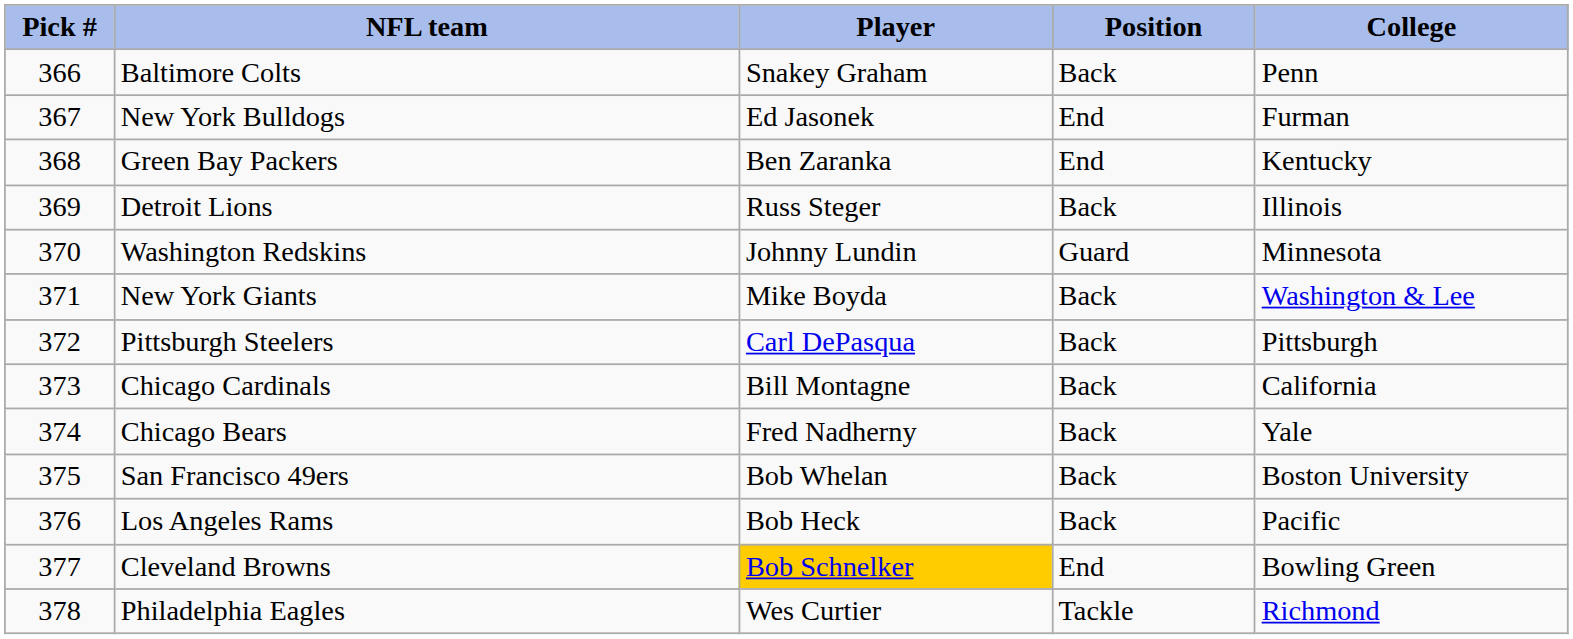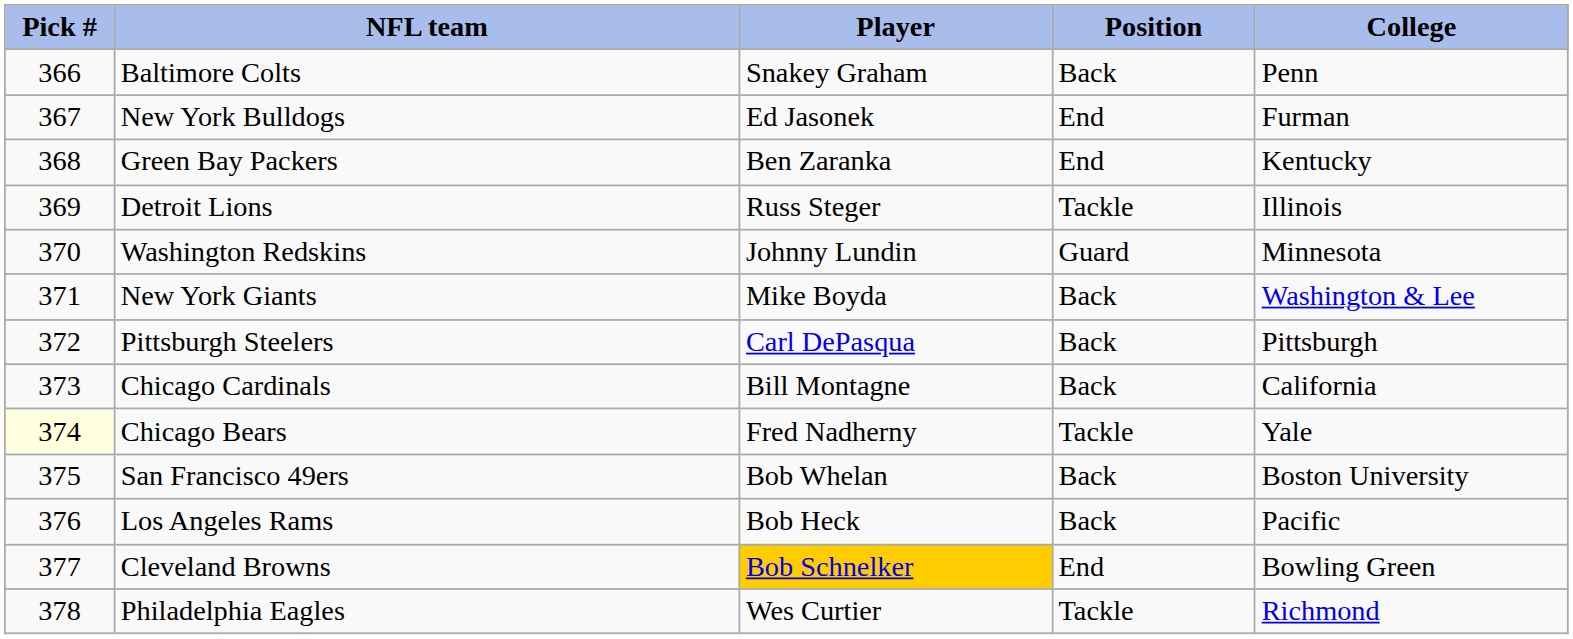(1088, 206) Back -> (1096, 206) Tackle
(60, 431) no background -> (60, 431) lightyellow background
(1088, 431) Back -> (1096, 431) Tackle
